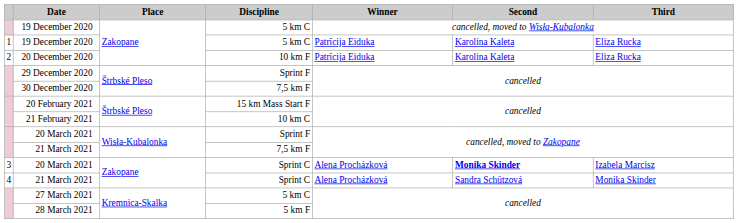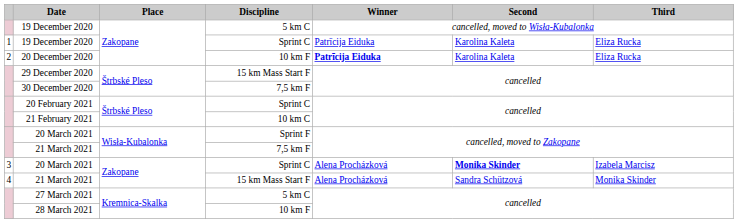(296, 42) 5 km C -> (294, 42) Sprint C
(344, 57) normal -> (348, 57) bold
(295, 73) Sprint F -> (273, 73) 15 km Mass Start F
(273, 103) 15 km Mass Start F -> (294, 103) Sprint C
(294, 180) Sprint C -> (273, 180) 15 km Mass Start F
(297, 210) 5 km F -> (294, 210) 10 km F
